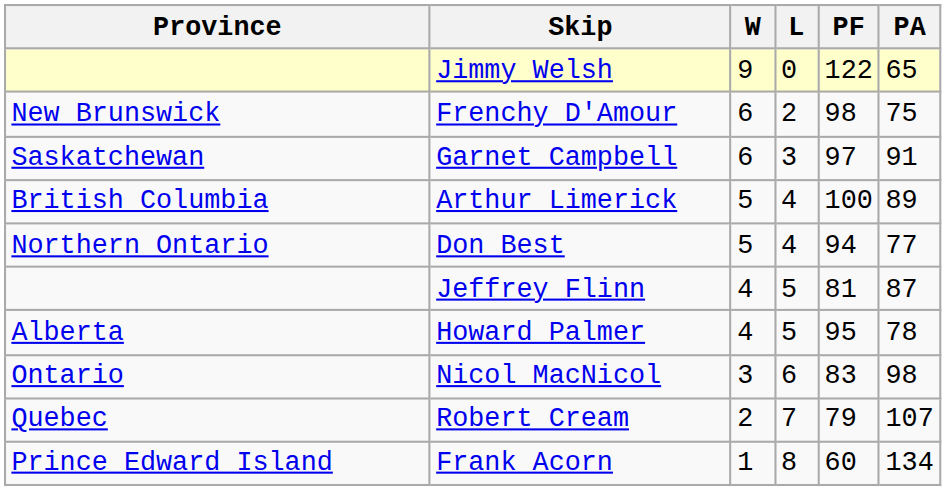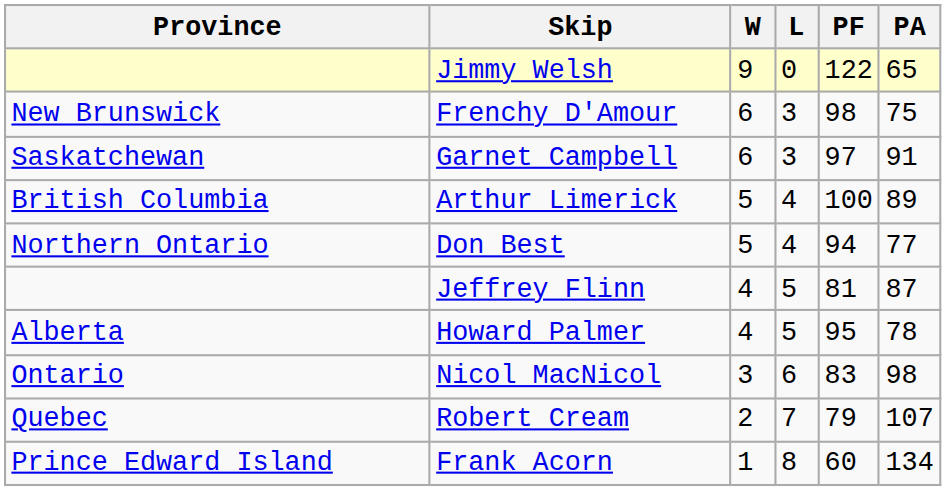(789, 114) 2 -> (789, 114) 3
